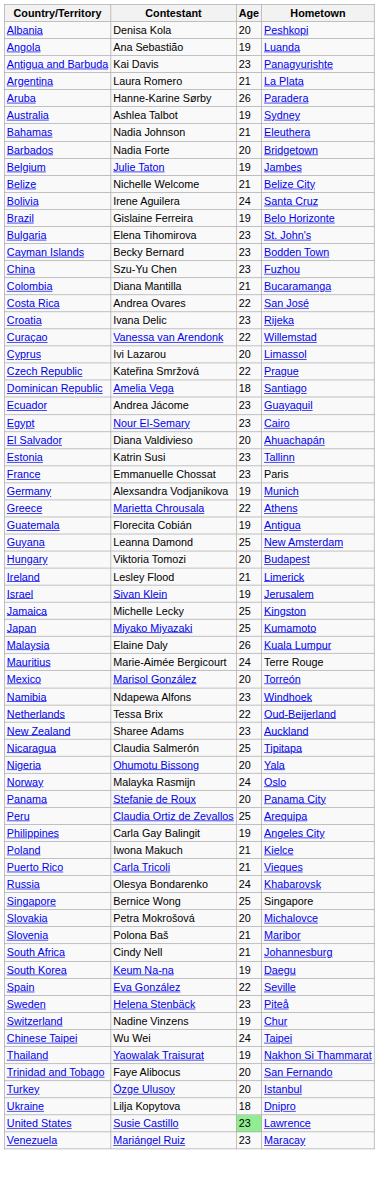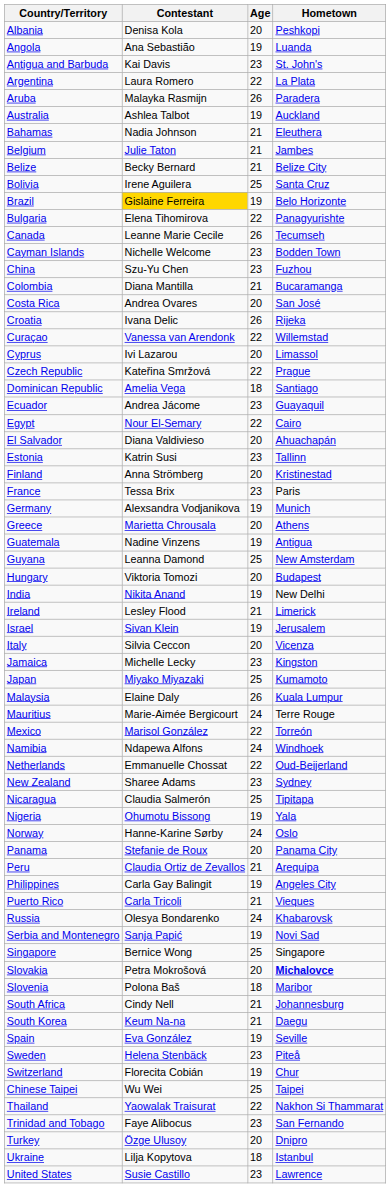(299, 64) Panagyurishte -> (299, 64) St. John's
(245, 81) 21 -> (256, 81) 22
(162, 99) Hanne-Karine Sørby -> (166, 99) Malayka Rasmijn
(282, 116) Sydney -> (298, 116) Auckland
- row: (30, 150)
(245, 167) 19 -> (256, 150) 21
(156, 184) Nichelle Welcome -> (160, 167) Becky Bernard
(245, 201) 24 -> (256, 184) 25
(153, 218) no background -> (164, 201) gold background
(245, 235) 23 -> (256, 218) 22
(288, 235) St. John's -> (310, 218) Panagyurishte
+ row: (26, 235)
(149, 252) Becky Bernard -> (168, 252) Nichelle Welcome
(245, 304) 22 -> (256, 304) 20
(245, 321) 23 -> (256, 321) 26
(245, 423) 23 -> (256, 423) 22
+ row: (25, 474)
(164, 474) Emmanuelle Chossat -> (149, 491) Tessa Brix
(245, 509) 22 -> (256, 526) 20
(152, 526) Florecita Cobián -> (162, 543) Nadine Vinzens
+ row: (19, 594)
+ row: (17, 645)
(245, 611) 25 -> (256, 662) 23
(245, 679) 20 -> (256, 731) 22
(245, 696) 23 -> (256, 748) 24
(138, 714) Tessa Brix -> (176, 765) Emmanuelle Chossat
(286, 731) Auckland -> (293, 782) Sydney
(245, 765) 20 -> (256, 816) 19
(154, 782) Malayka Rasmijn -> (174, 833) Hanne-Karine Sørby
(245, 816) 25 -> (256, 867) 21
- row: (24, 850)
+ row: (63, 936)
(291, 919) normal -> (305, 970) bold
(245, 936) 21 -> (256, 987) 18
(245, 970) 19 -> (256, 1021) 21
(245, 987) 22 -> (256, 1038) 19
(151, 1021) Nadine Vinzens -> (164, 1072) Florecita Cobián
(245, 1038) 24 -> (256, 1089) 25
(245, 1055) 19 -> (256, 1106) 22
(245, 1072) 20 -> (256, 1124) 23
(283, 1089) Istanbul -> (291, 1141) Dnipro
(280, 1106) Dnipro -> (294, 1158) Istanbul
(245, 1124) lightgreen background -> (256, 1175) no background
- row: (32, 1141)
